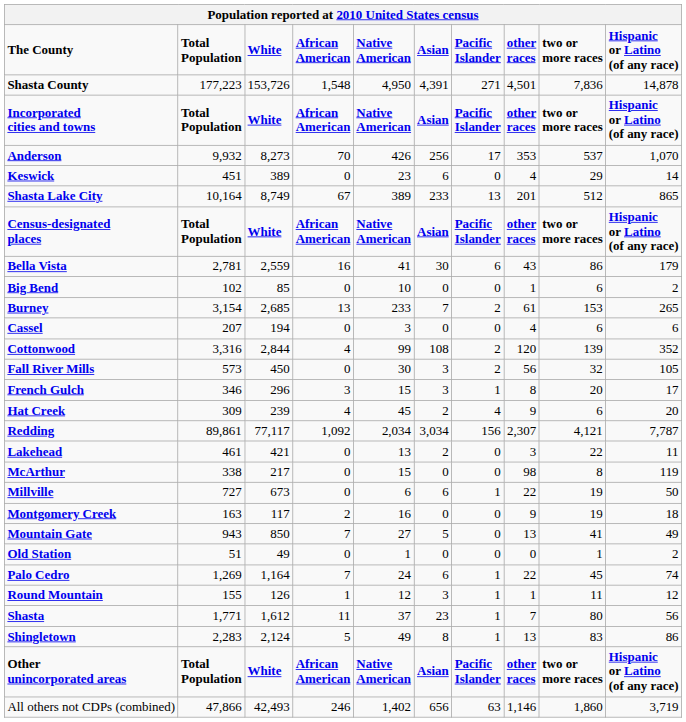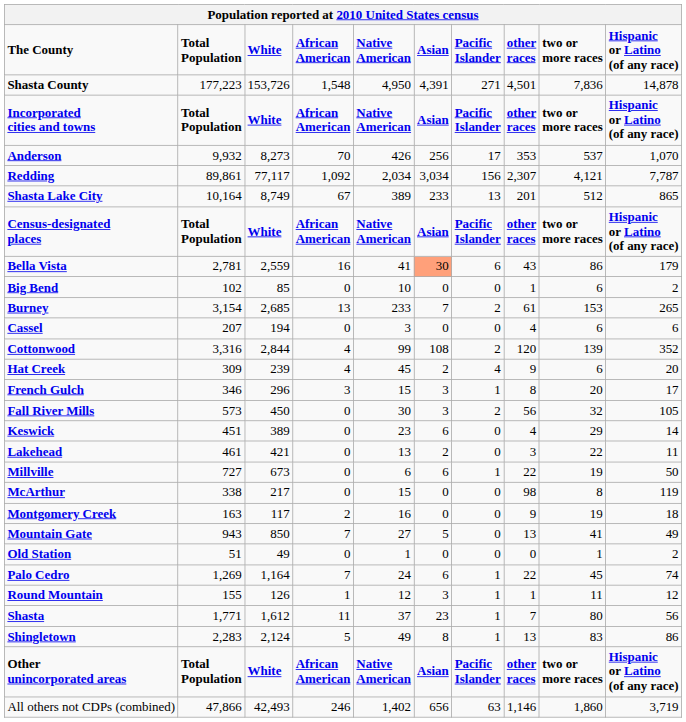rows swapped: (31, 431) <-> (31, 175)
(442, 266) no background -> (442, 266) lightsalmon background
rows swapped: (51, 369) <-> (36, 410)
rows swapped: (36, 472) <-> (30, 492)
